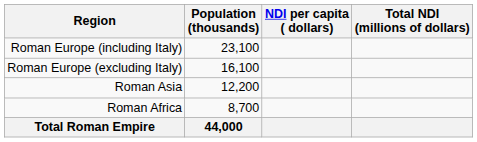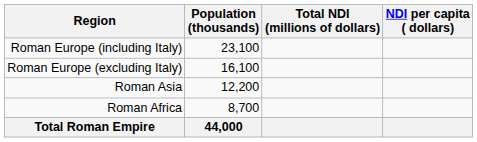columns swapped: (307, 21) <-> (412, 21)
